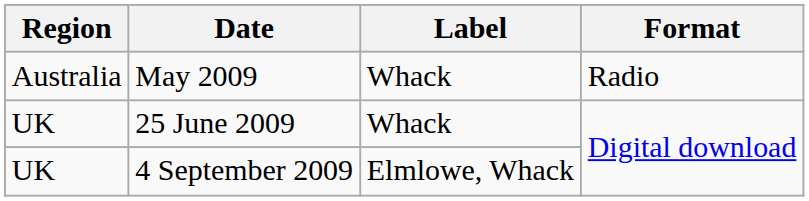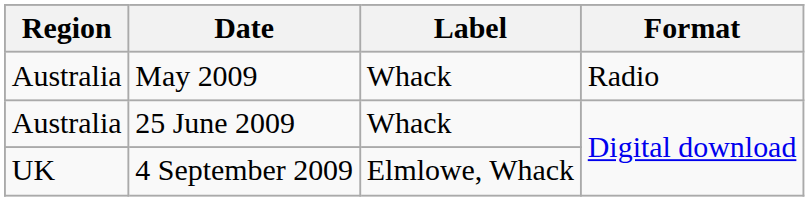(33, 123) UK -> (67, 123) Australia
